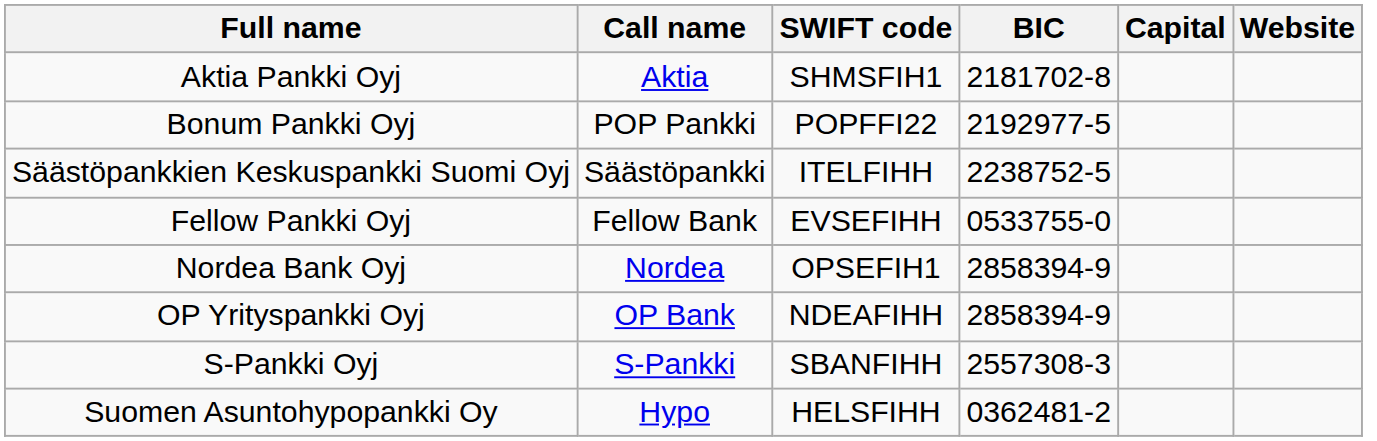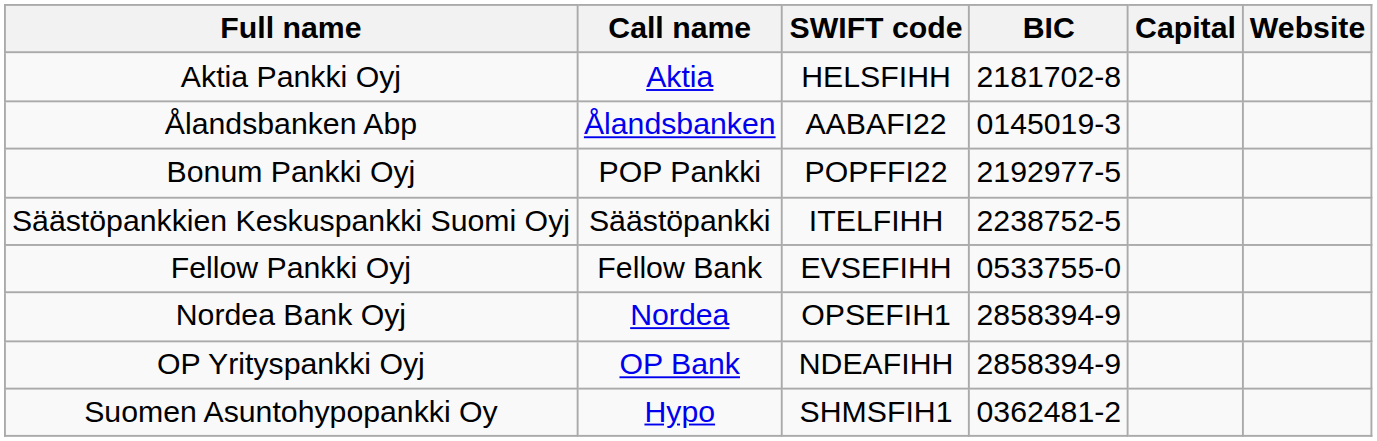(866, 76) SHMSFIH1 -> (876, 76) HELSFIHH
+ row: (291, 124)
- row: (291, 364)
(866, 412) HELSFIHH -> (876, 412) SHMSFIH1
